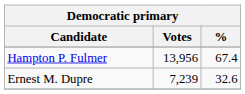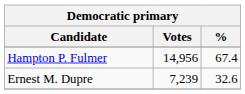(181, 57) 13,956 -> (181, 57) 14,956
